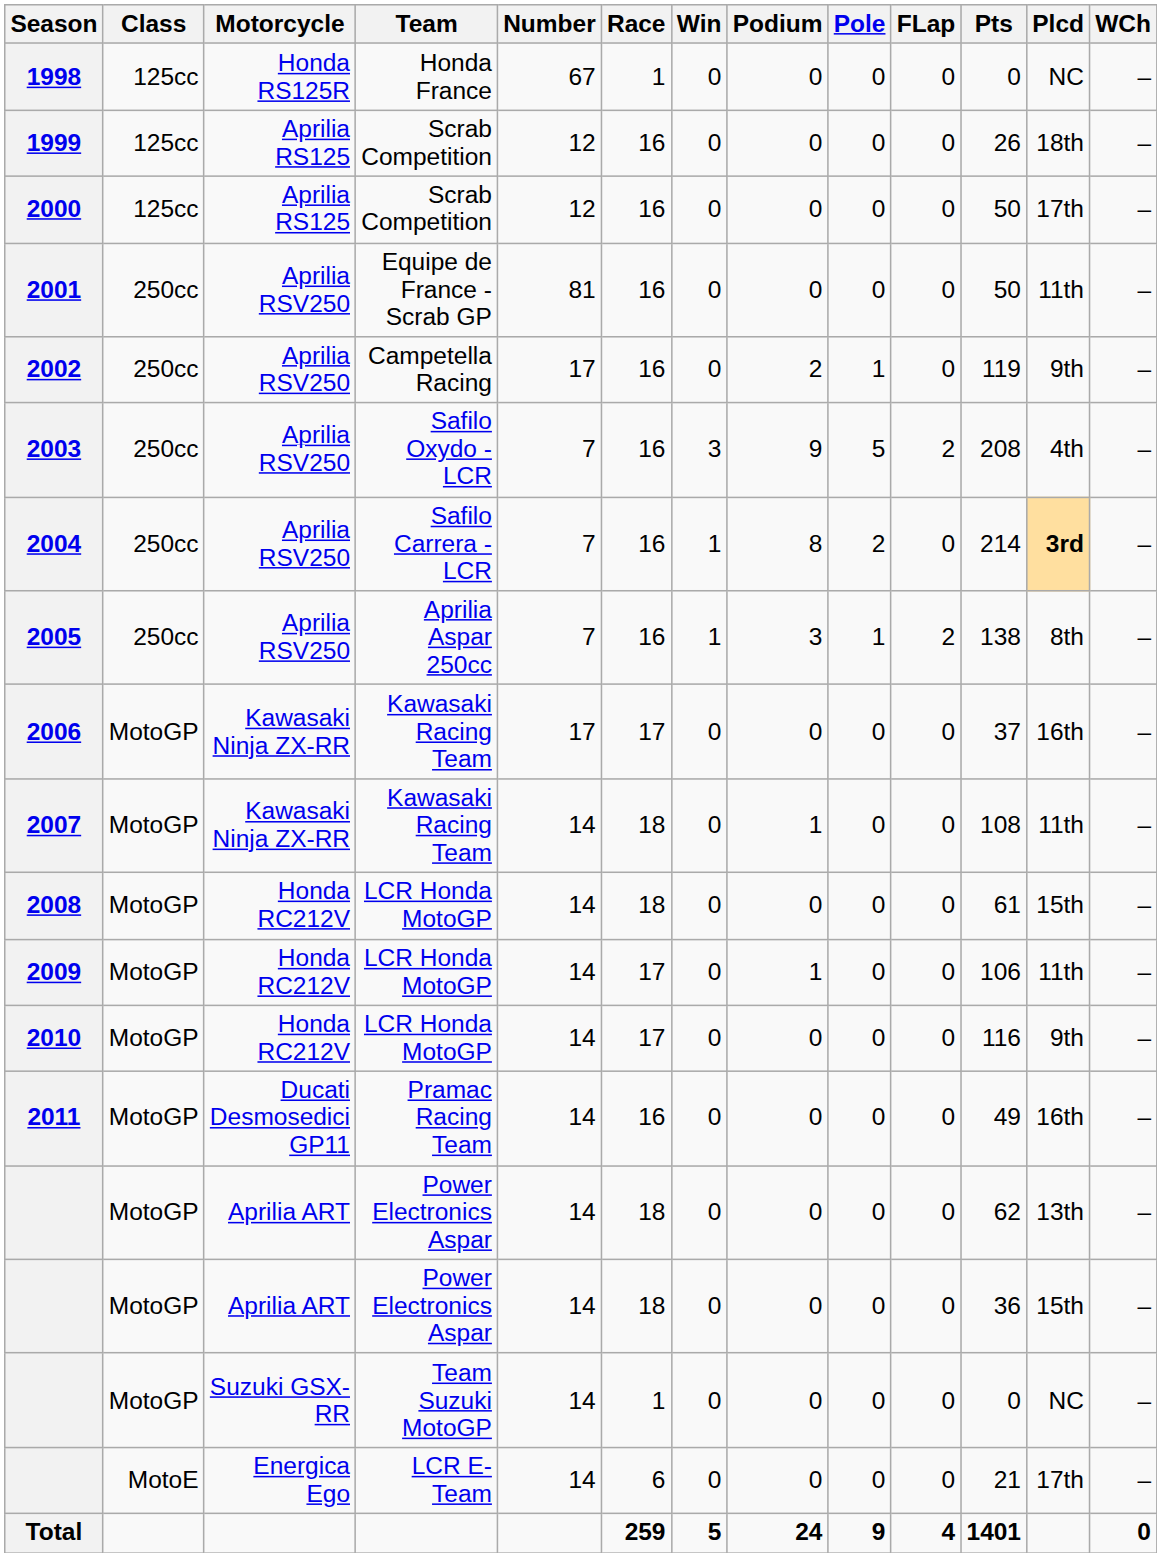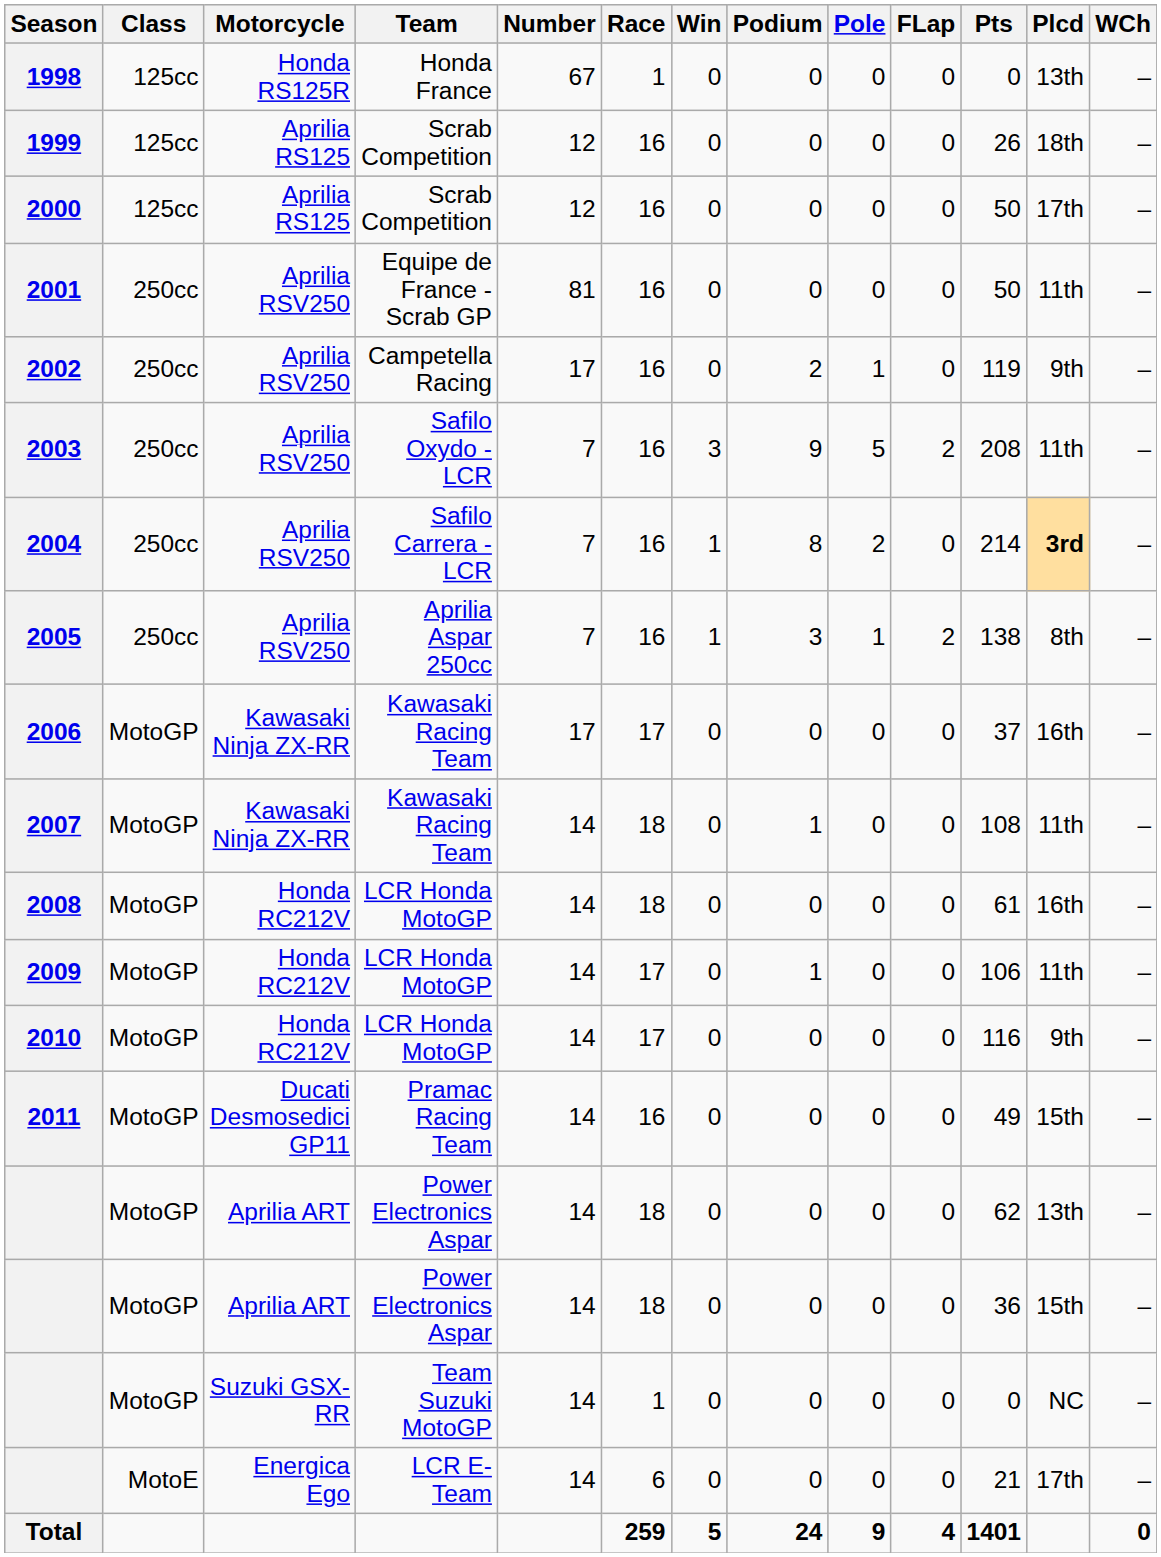(1066, 76) NC -> (1060, 76) 13th
(1067, 449) 4th -> (1061, 449) 11th
(1060, 905) 15th -> (1060, 905) 16th
(1060, 1118) 16th -> (1060, 1118) 15th
